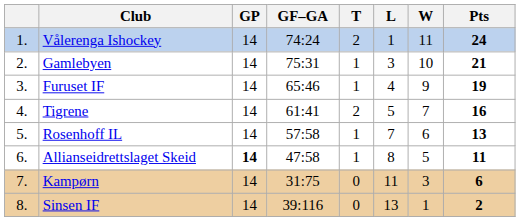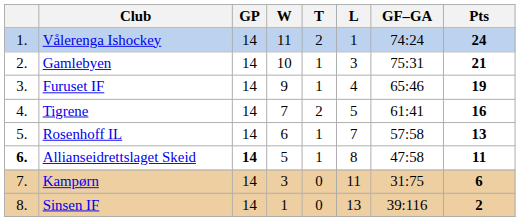columns swapped: (426, 16) <-> (303, 16)
(22, 157) normal -> (22, 157) bold
